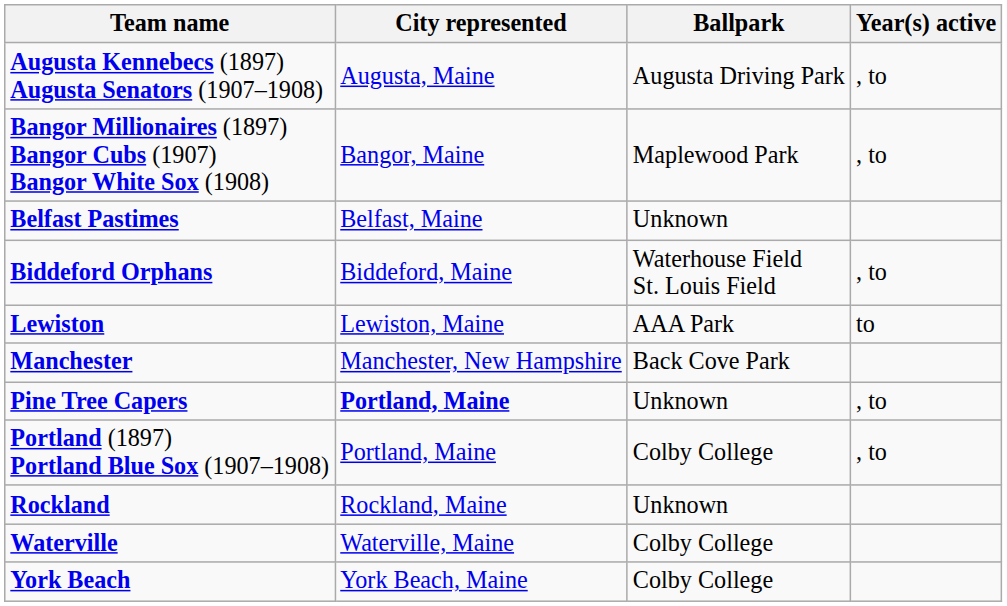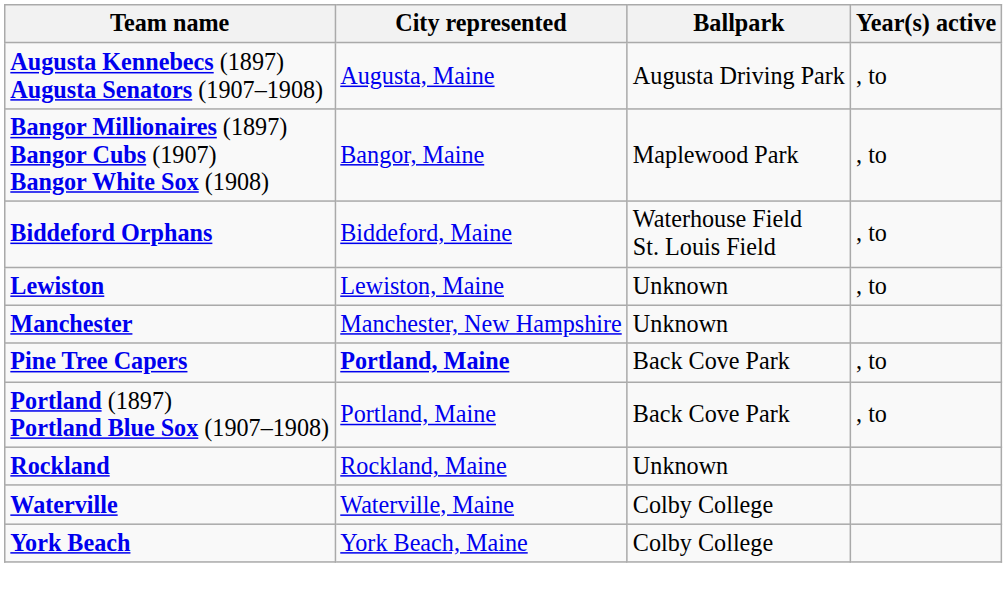- row: (95, 220)
(684, 323) AAA Park -> (681, 285) Unknown
(865, 323) to -> (872, 285) , to
(711, 362) Back Cove Park -> (681, 323) Unknown
(681, 400) Unknown -> (711, 362) Back Cove Park
(703, 452) Colby College -> (711, 414) Back Cove Park
